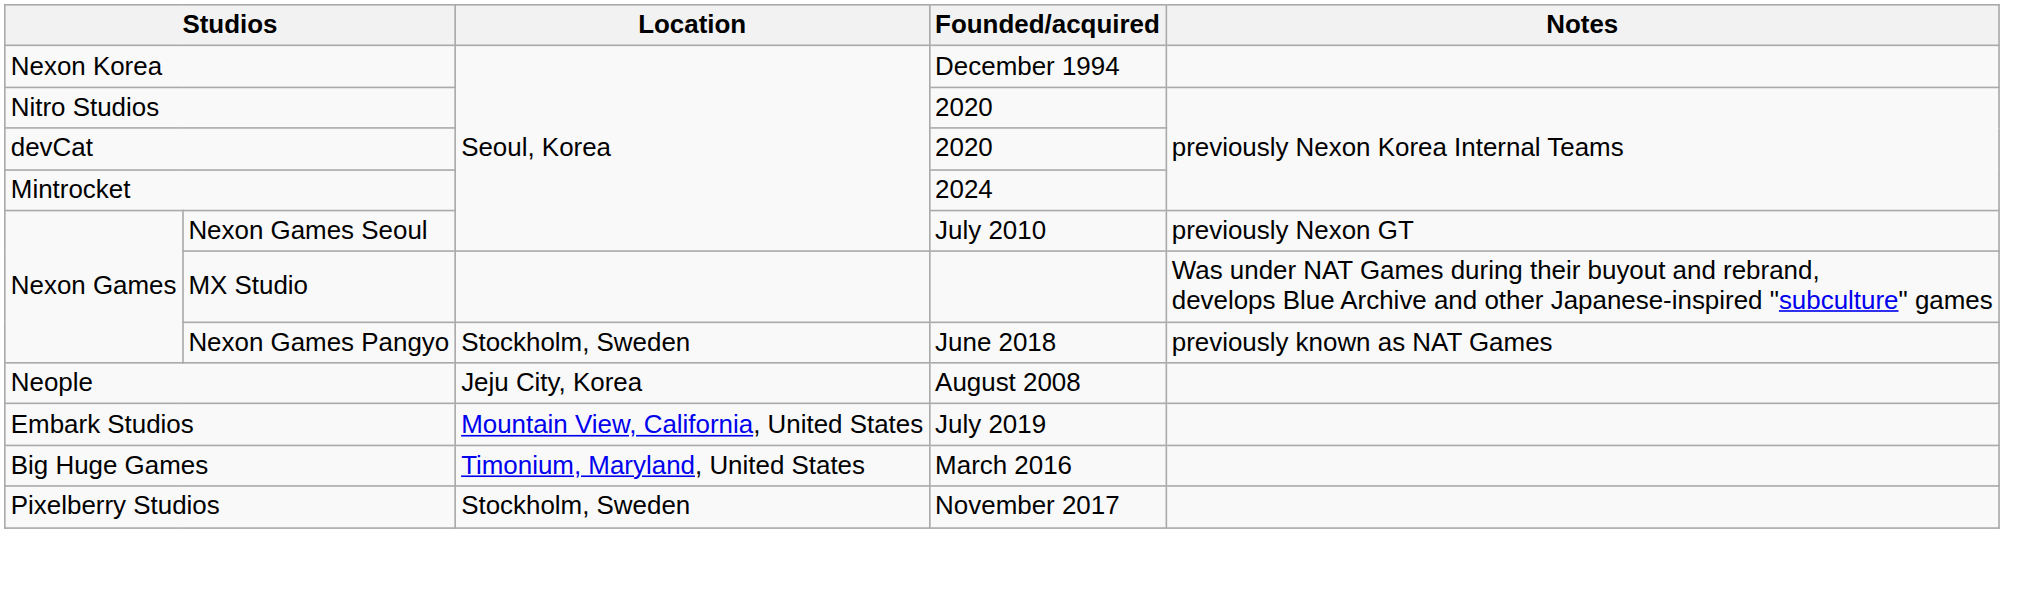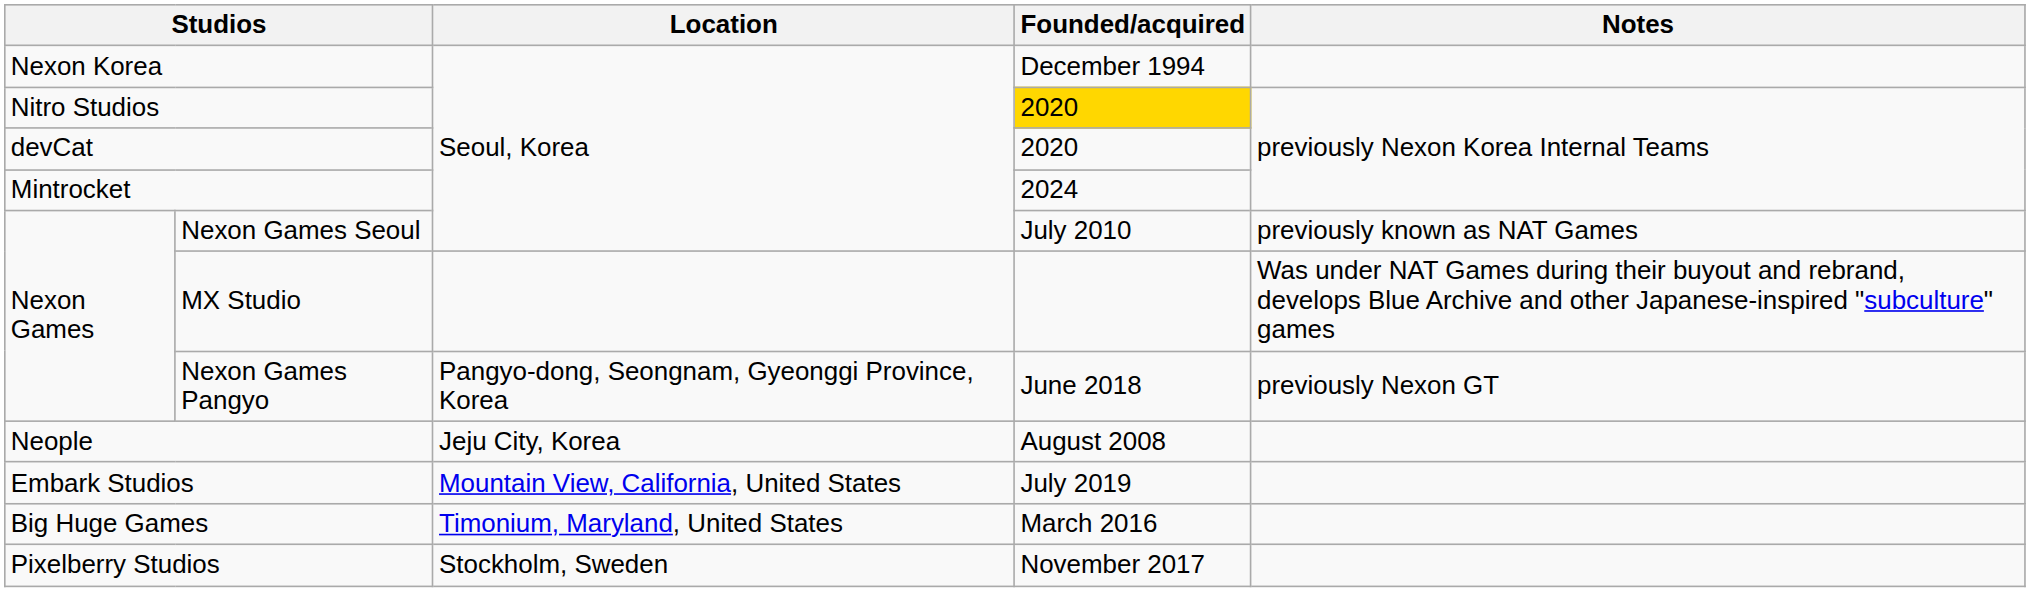(964, 107) no background -> (1049, 107) gold background
(1293, 230) previously Nexon GT -> (1447, 230) previously known as NAT Games
(576, 341) Stockholm, Sweden -> (706, 385) Pangyo-dong, Seongnam, Gyeonggi Province, Korea
(1362, 341) previously known as NAT Games -> (1378, 385) previously Nexon GT
